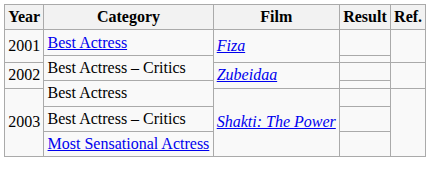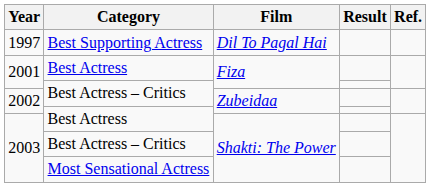+ row: (24, 42)
